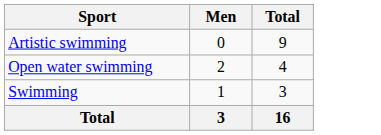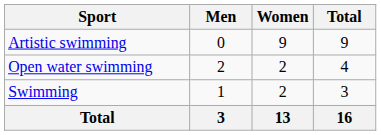+ column: (283, 17)
